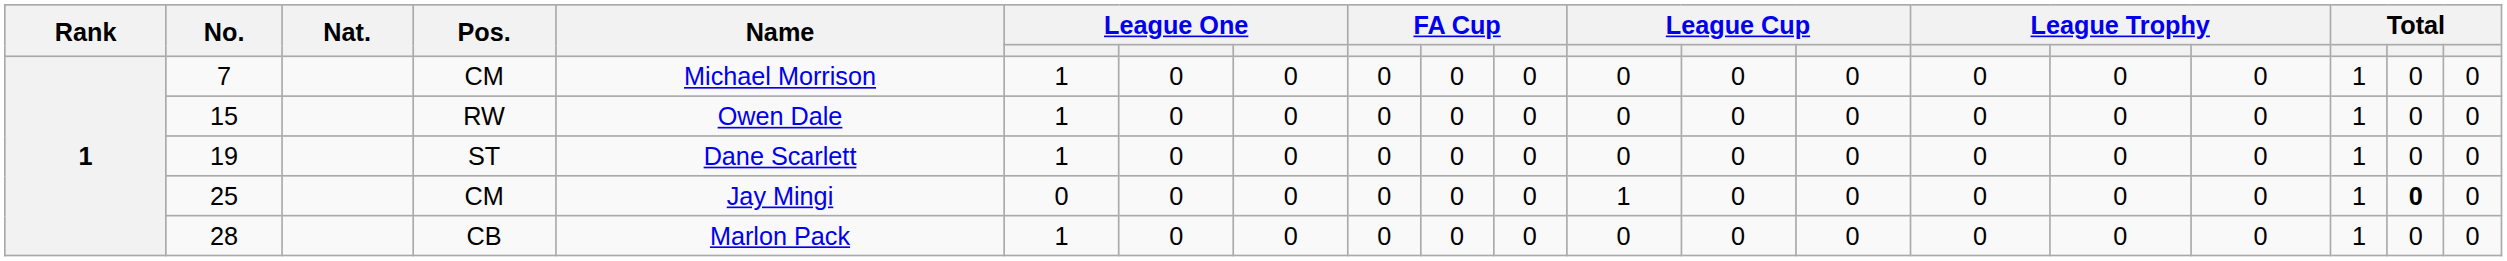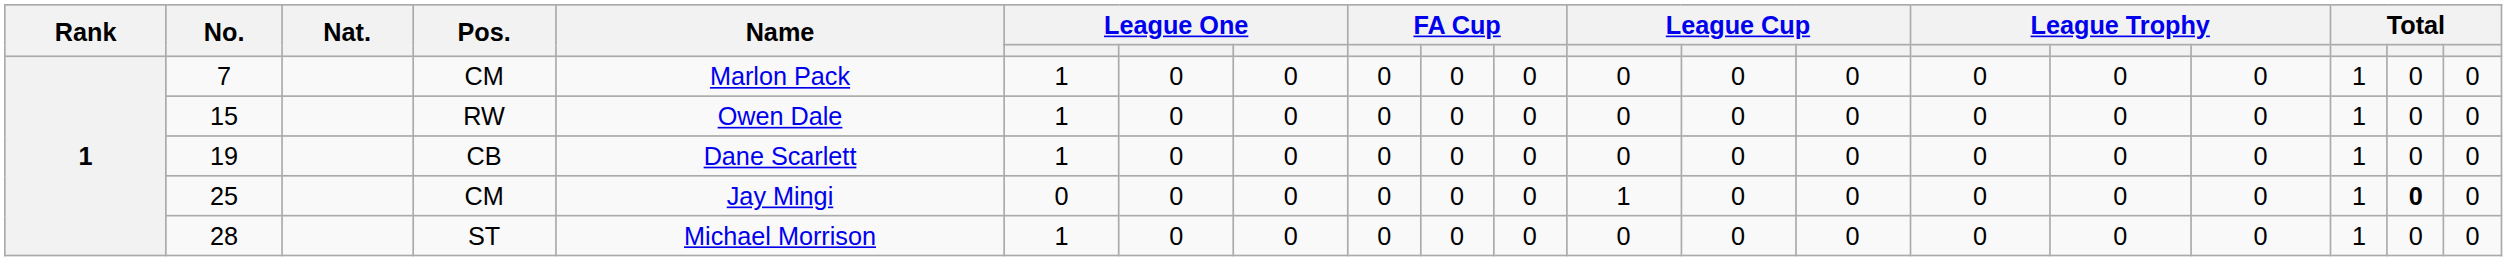(780, 77) Michael Morrison -> (780, 77) Marlon Pack
(484, 157) ST -> (484, 157) CB
(484, 236) CB -> (484, 236) ST
(780, 236) Marlon Pack -> (780, 236) Michael Morrison
